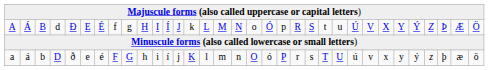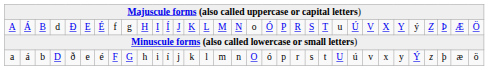(192, 27) k -> (192, 27) K
(284, 27) p -> (284, 27) P
(325, 27) t -> (325, 27) T
(417, 27) Ý -> (417, 27) ý
(192, 57) K -> (192, 57) k
(284, 57) P -> (284, 57) p
(325, 57) T -> (325, 57) t
(417, 57) ý -> (417, 57) Ý
